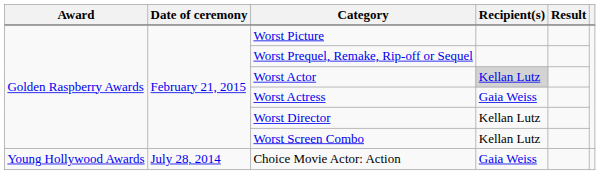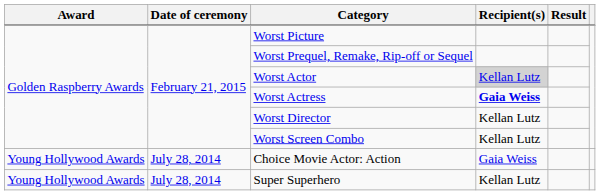(508, 97) normal -> (509, 97) bold
+ row: (297, 179)
